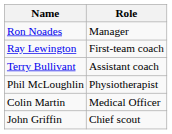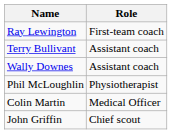- row: (34, 31)
+ row: (40, 66)
